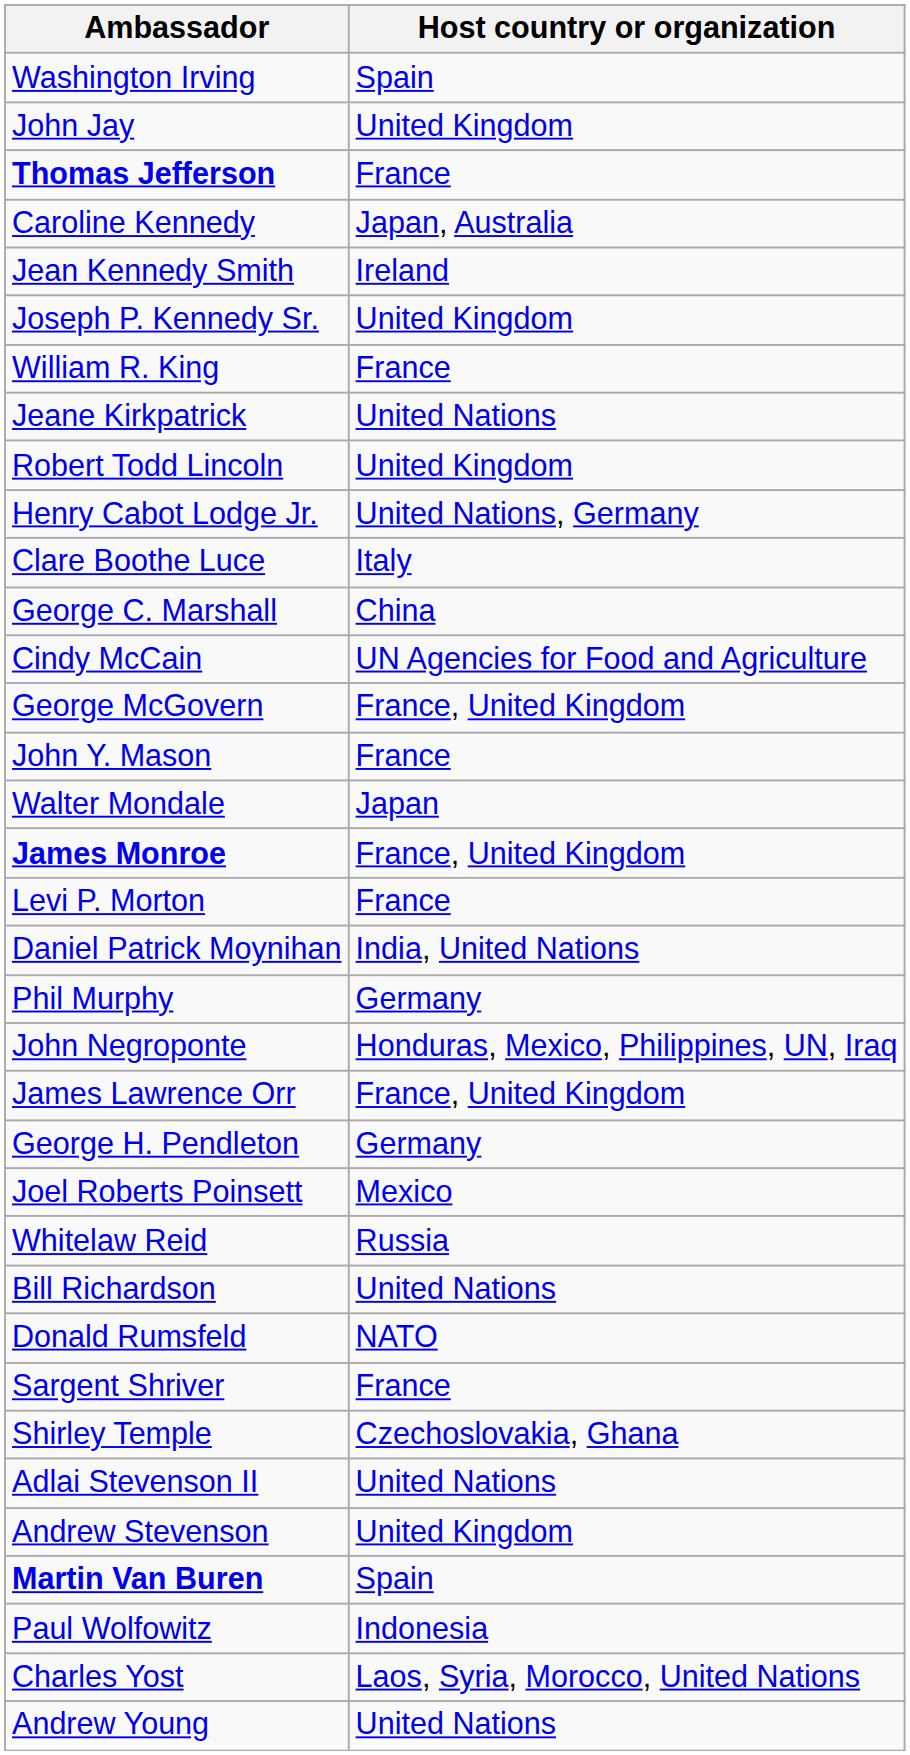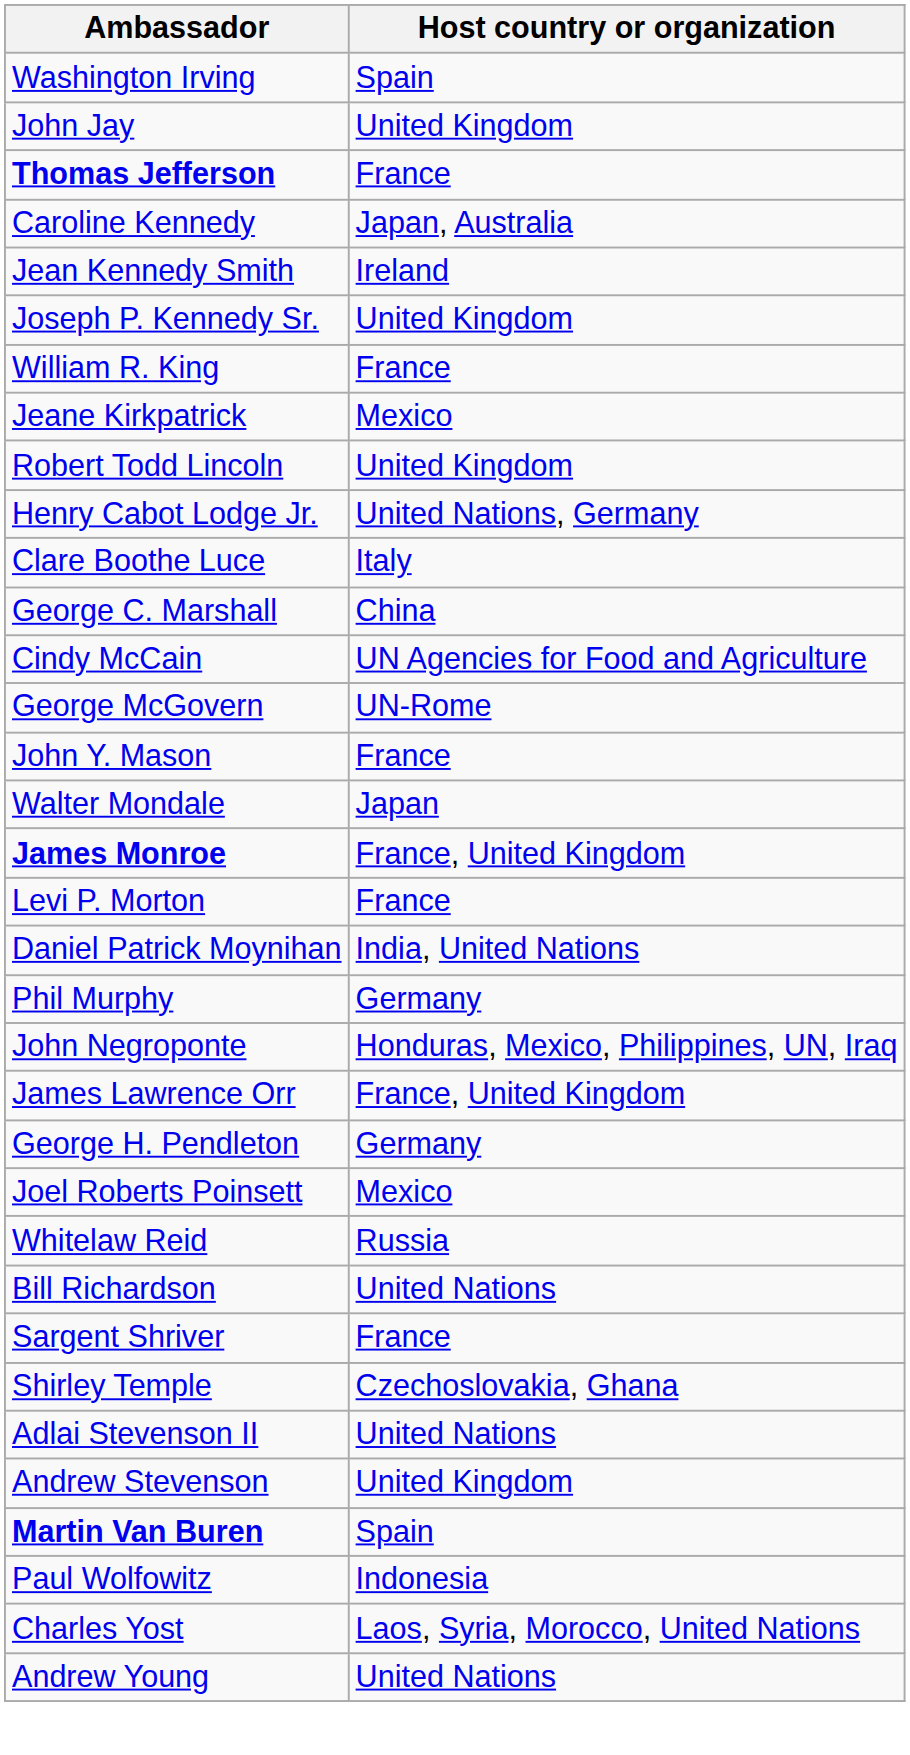(456, 416) United Nations -> (404, 416) Mexico
(520, 707) France, United Kingdom -> (424, 707) UN-Rome
- row: (129, 1337)
